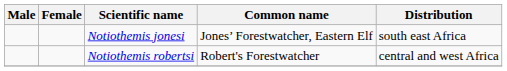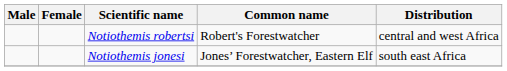rows swapped: (136, 35) <-> (141, 55)
